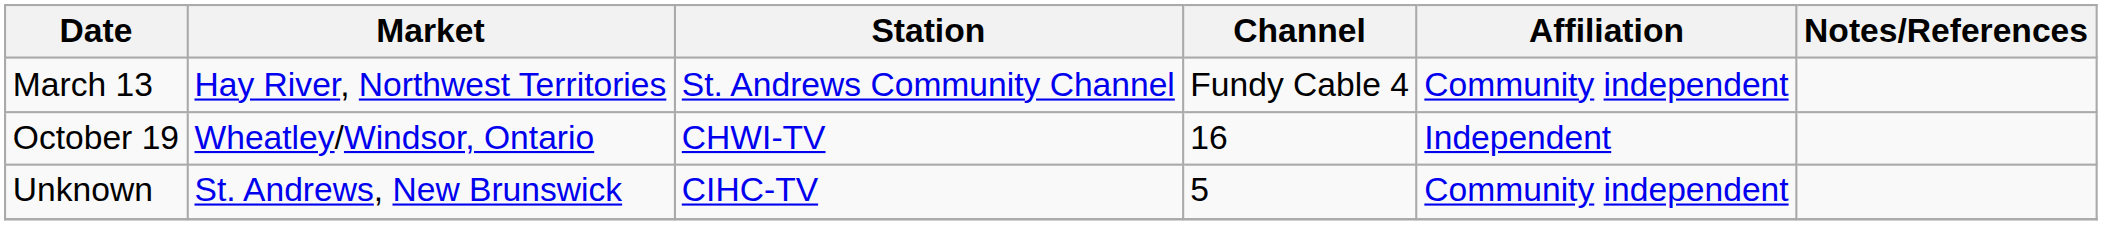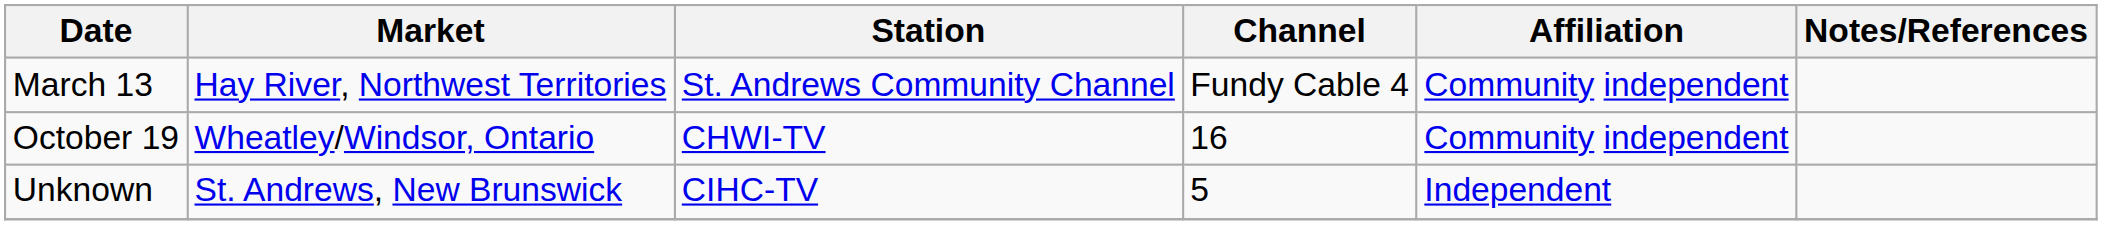(1518, 137) Independent -> (1606, 137) Community independent
(1606, 191) Community independent -> (1518, 191) Independent
